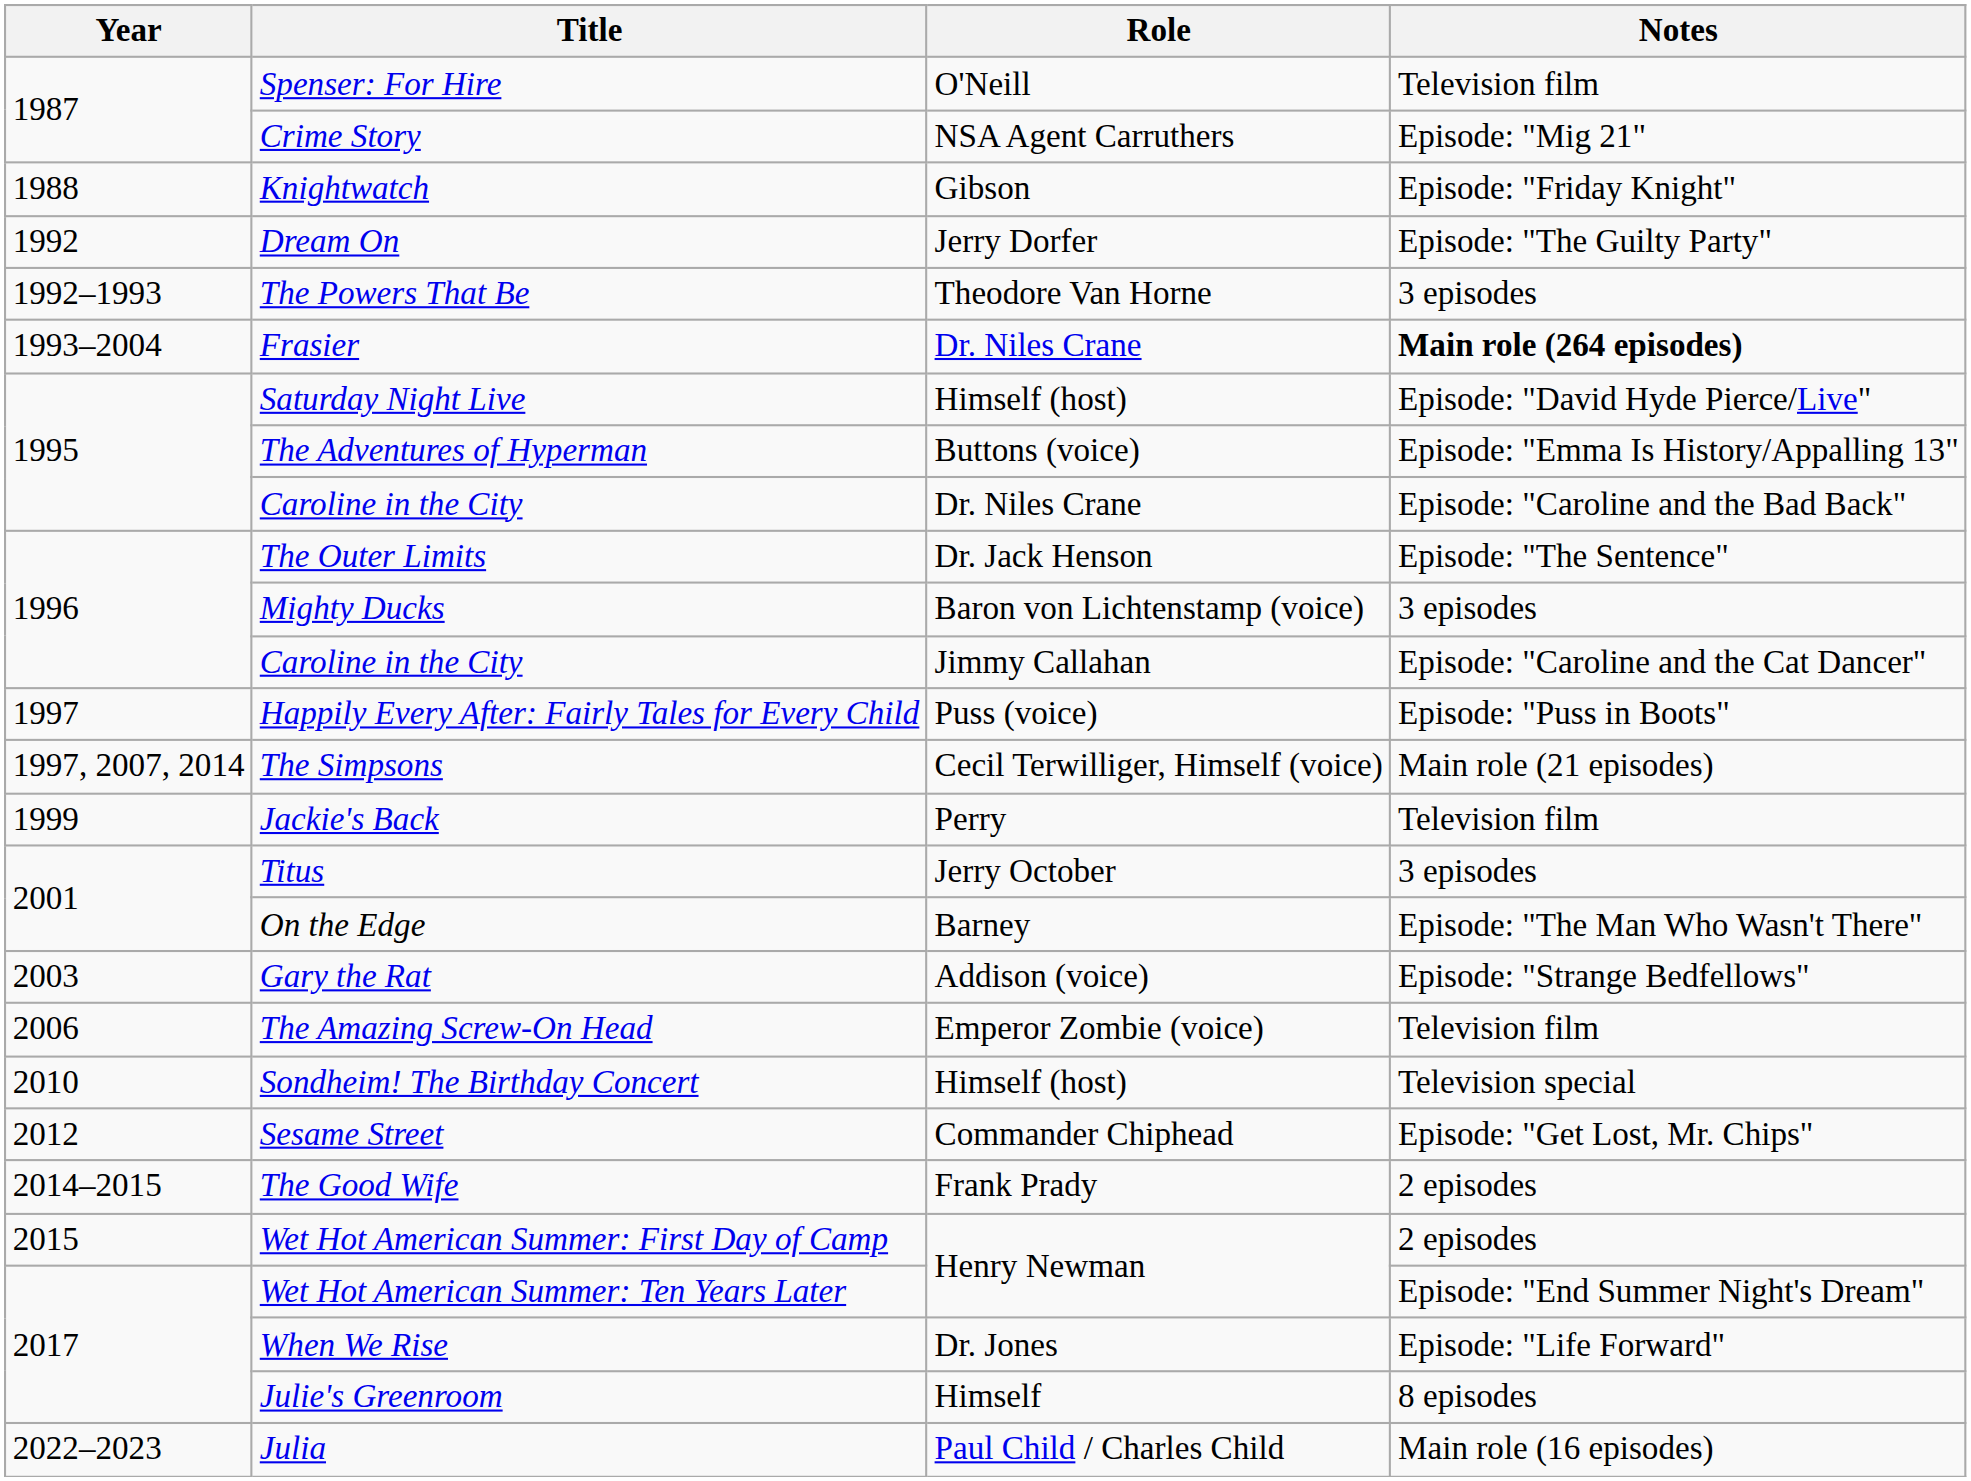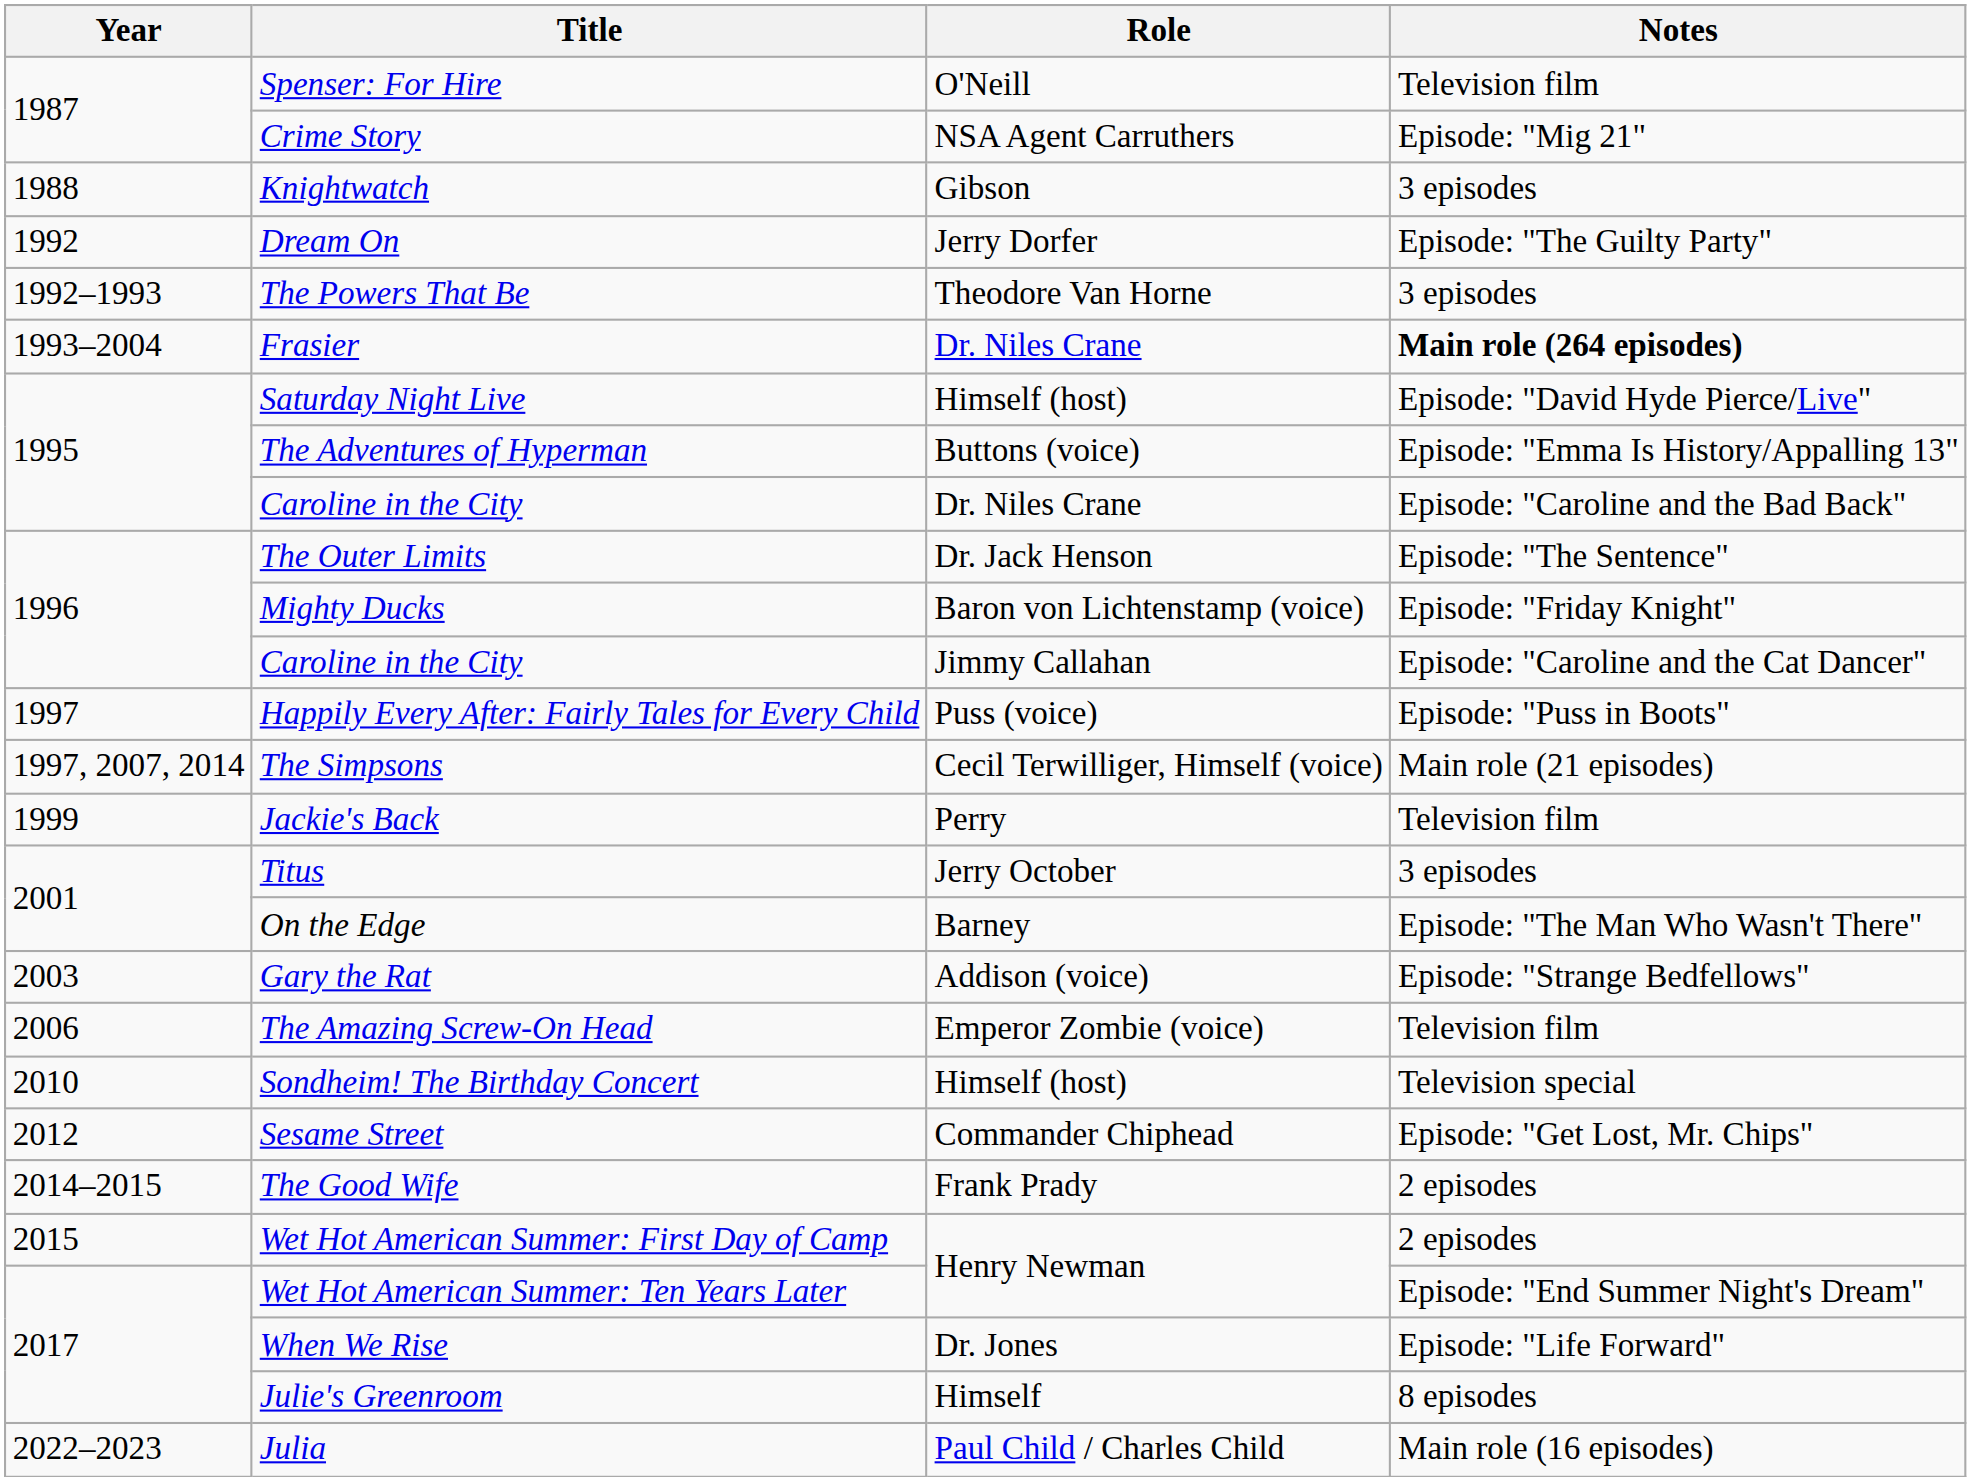(1567, 188) Episode: "Friday Knight" -> (1468, 188) 3 episodes
(1468, 608) 3 episodes -> (1567, 608) Episode: "Friday Knight"
